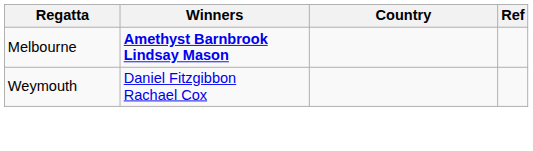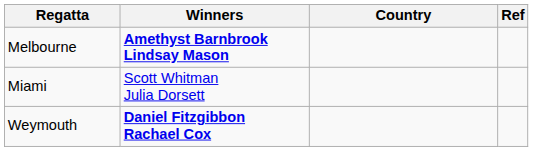+ row: (27, 86)
(180, 86) normal -> (184, 126) bold
